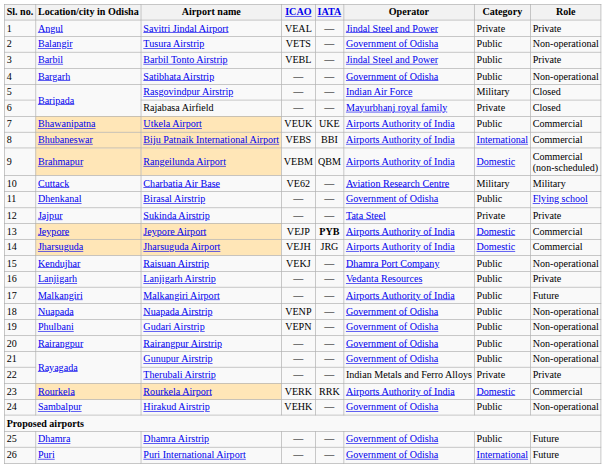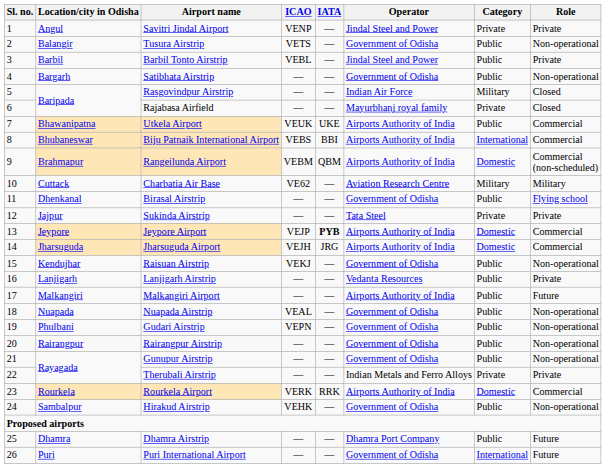(298, 28) VEAL -> (298, 28) VENP
(393, 263) Dhamra Port Company -> (392, 263) Government of Odisha
(298, 311) VENP -> (298, 311) VEAL
(392, 439) Government of Odisha -> (393, 439) Dhamra Port Company
